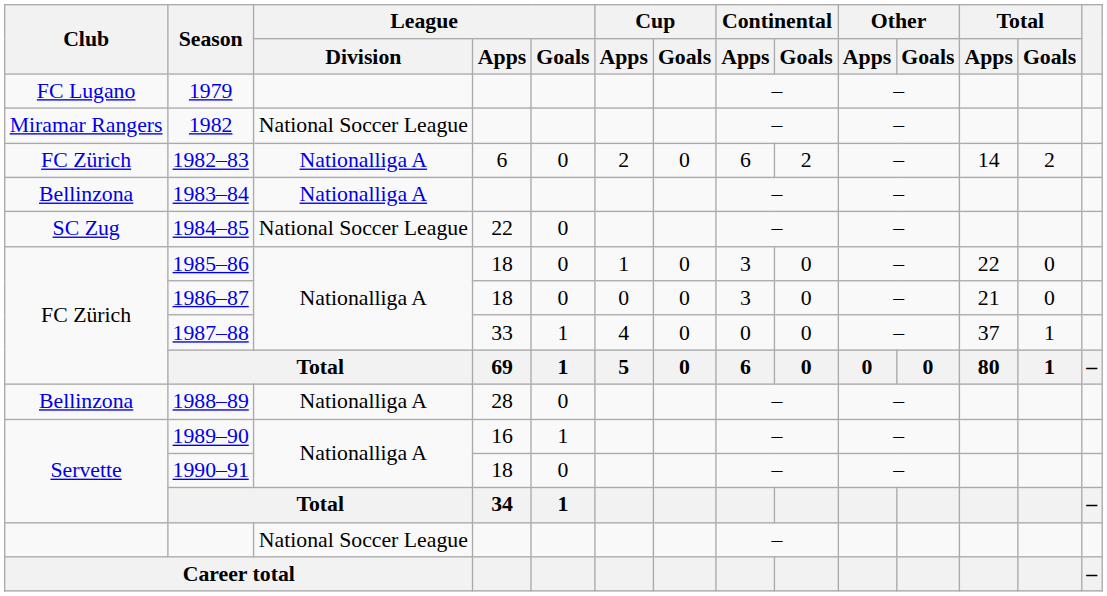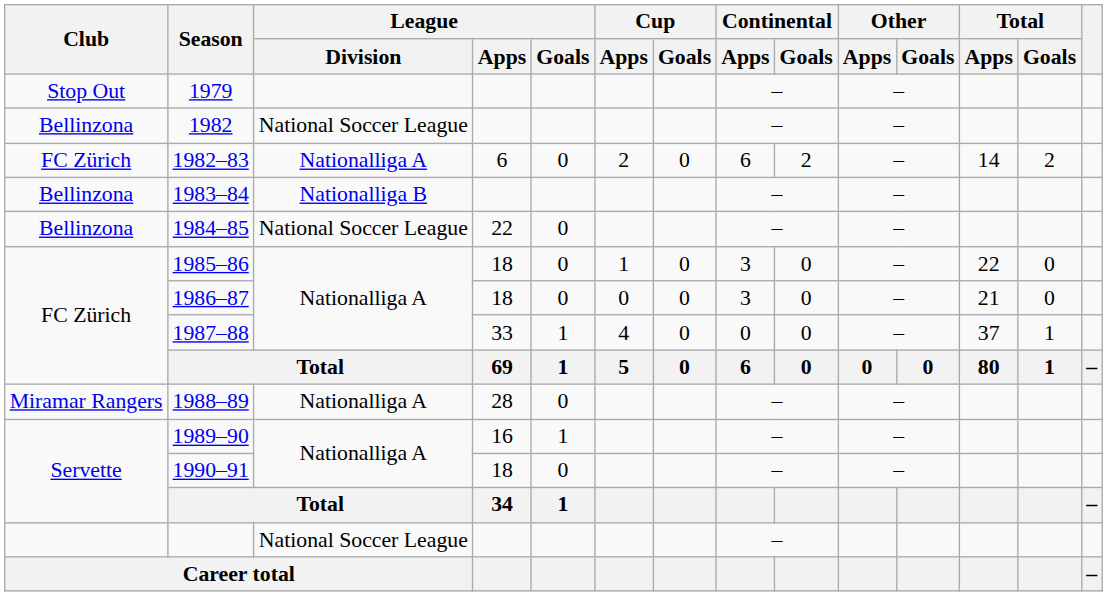(86, 90) FC Lugano -> (86, 90) Stop Out
(86, 125) Miramar Rangers -> (86, 125) Bellinzona
(363, 194) Nationalliga A -> (363, 194) Nationalliga B
(86, 228) SC Zug -> (86, 228) Bellinzona
(86, 401) Bellinzona -> (86, 401) Miramar Rangers
